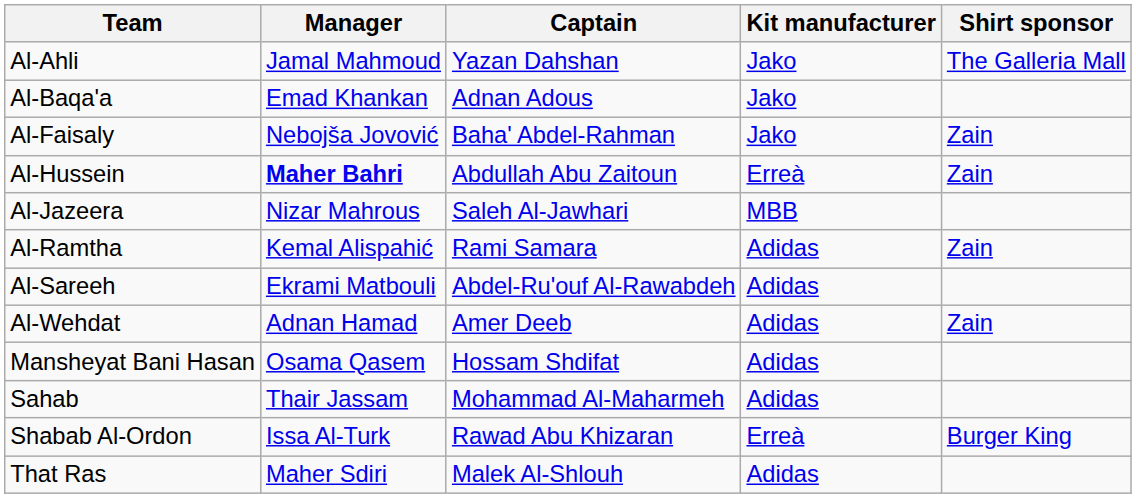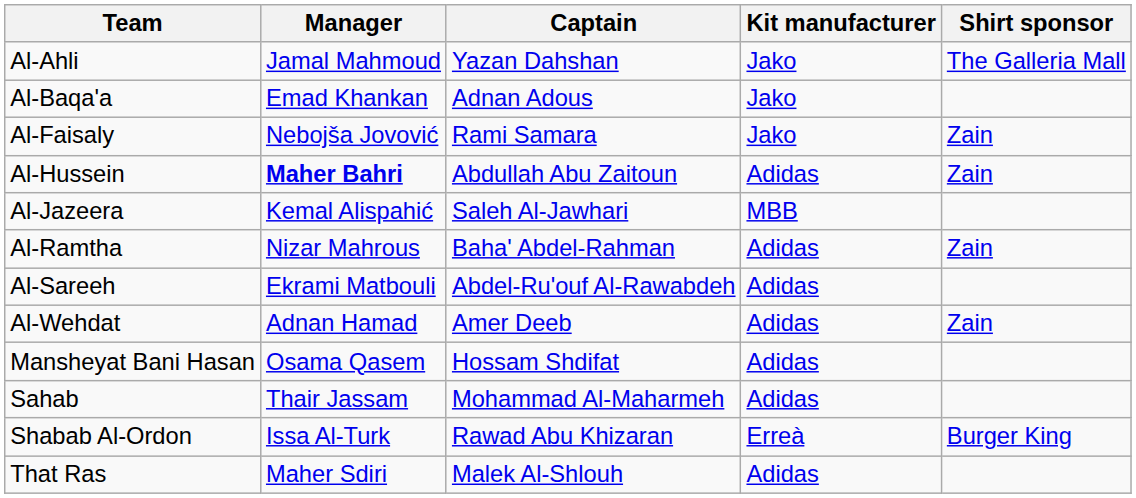(563, 135) Baha' Abdel-Rahman -> (524, 135) Rami Samara
(775, 173) Erreà -> (783, 173) Adidas
(343, 211) Nizar Mahrous -> (350, 211) Kemal Alispahić
(350, 248) Kemal Alispahić -> (343, 248) Nizar Mahrous
(524, 248) Rami Samara -> (563, 248) Baha' Abdel-Rahman
